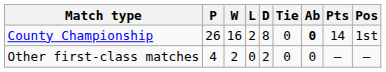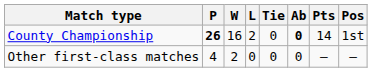- column: (266, 15)
(213, 36) normal -> (213, 36) bold
